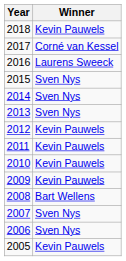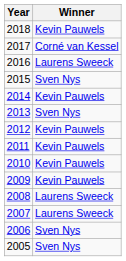(58, 96) Sven Nys -> (70, 96) Kevin Pauwels
(65, 197) Bart Wellens -> (74, 197) Laurens Sweeck
(58, 213) Sven Nys -> (74, 213) Laurens Sweeck
(70, 247) Kevin Pauwels -> (58, 247) Sven Nys
